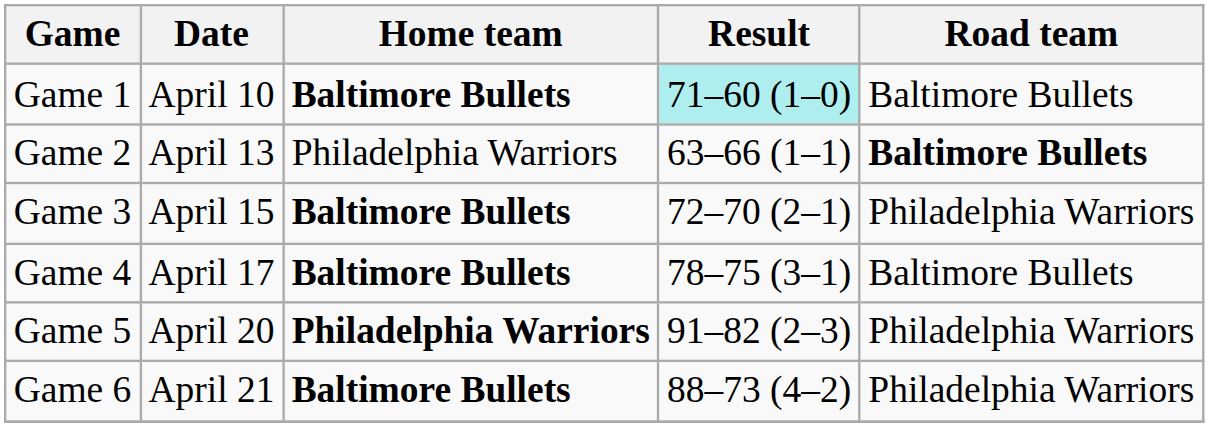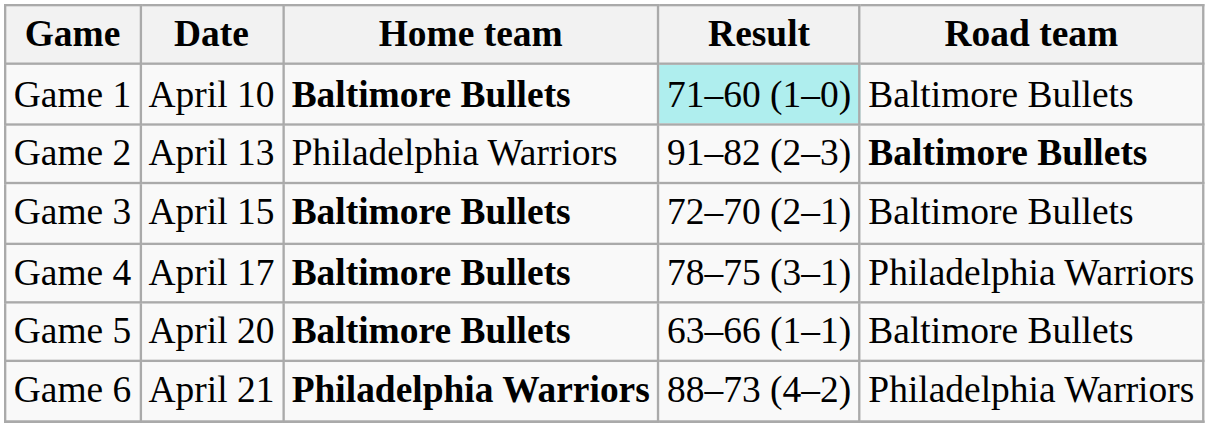(759, 152) 63–66 (1–1) -> (759, 152) 91–82 (2–3)
(1031, 212) Philadelphia Warriors -> (1001, 212) Baltimore Bullets
(1001, 271) Baltimore Bullets -> (1031, 271) Philadelphia Warriors
(471, 331) Philadelphia Warriors -> (431, 331) Baltimore Bullets
(759, 331) 91–82 (2–3) -> (759, 331) 63–66 (1–1)
(1031, 331) Philadelphia Warriors -> (1001, 331) Baltimore Bullets
(431, 390) Baltimore Bullets -> (471, 390) Philadelphia Warriors
